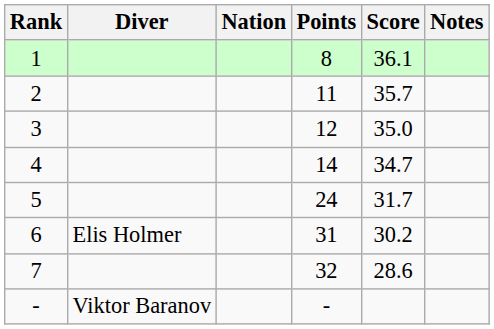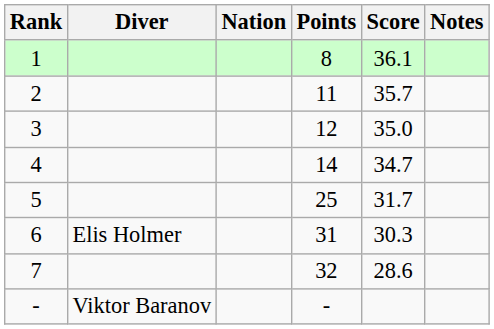(326, 199) 24 -> (326, 199) 25
(393, 235) 30.2 -> (393, 235) 30.3
